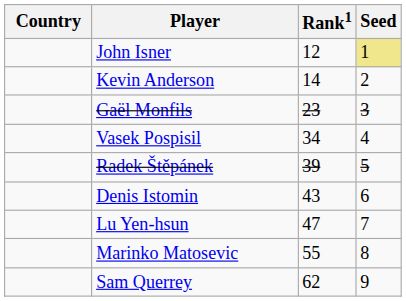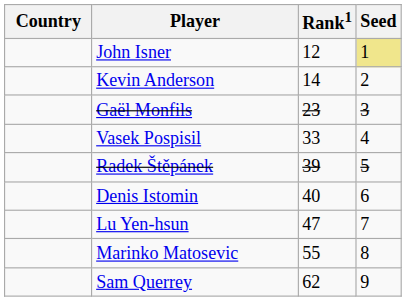(311, 138) 34 -> (311, 138) 33
(311, 195) 43 -> (311, 195) 40
